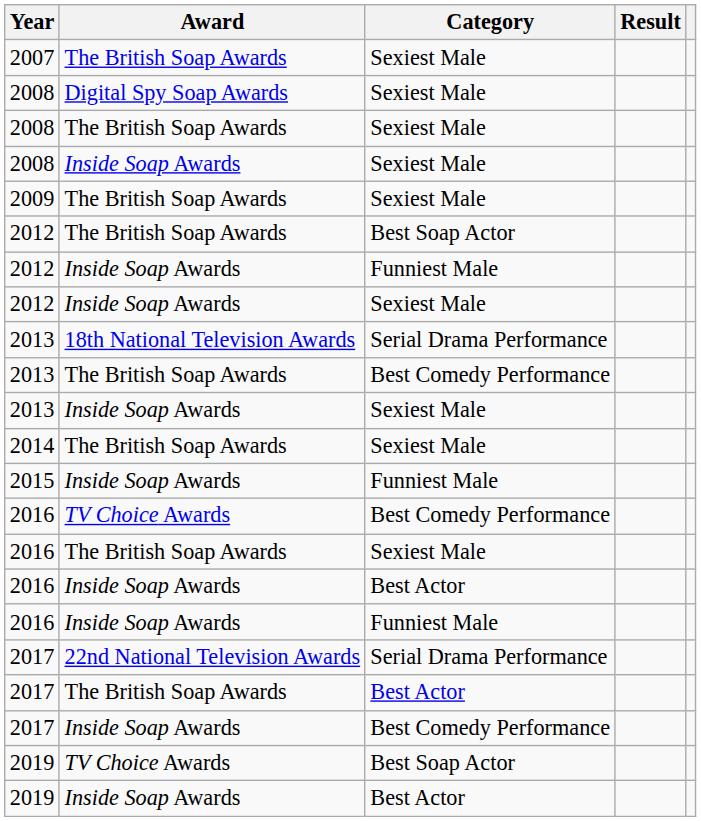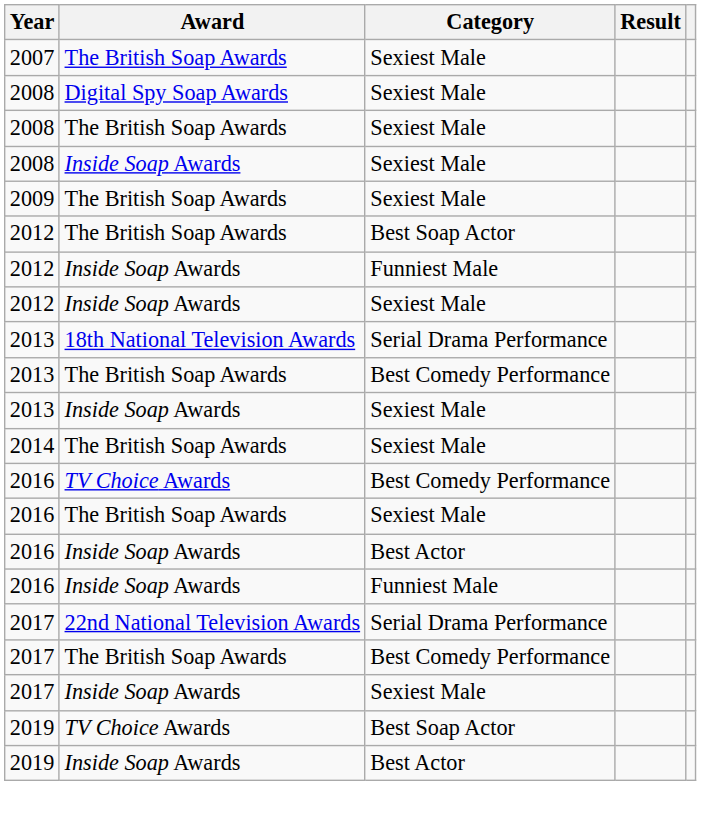- row: (32, 480)
(418, 692) Best Actor -> (490, 657) Best Comedy Performance
(490, 727) Best Comedy Performance -> (428, 692) Sexiest Male
